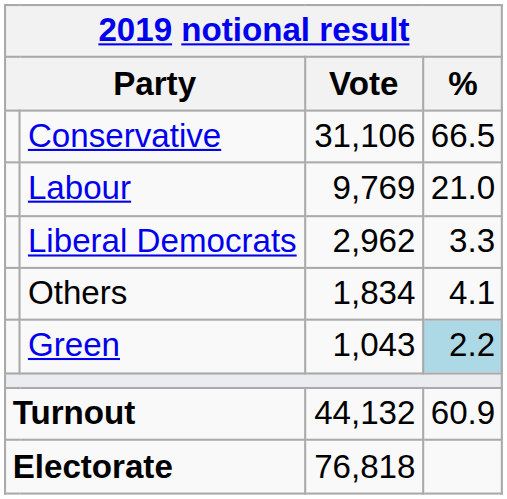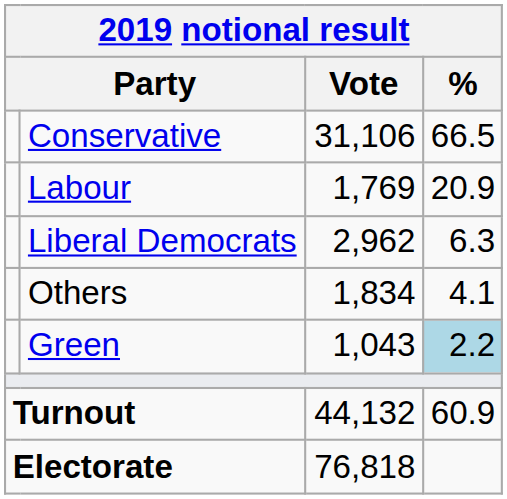(374, 188) 9,769 -> (374, 188) 1,769
(463, 188) 21.0 -> (463, 188) 20.9
(472, 240) 3.3 -> (472, 240) 6.3
